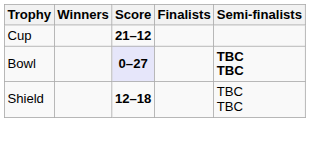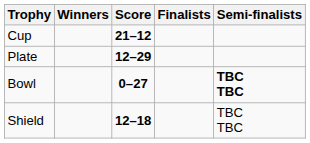+ row: (22, 56)
(133, 63) lavender background -> (133, 84) no background
